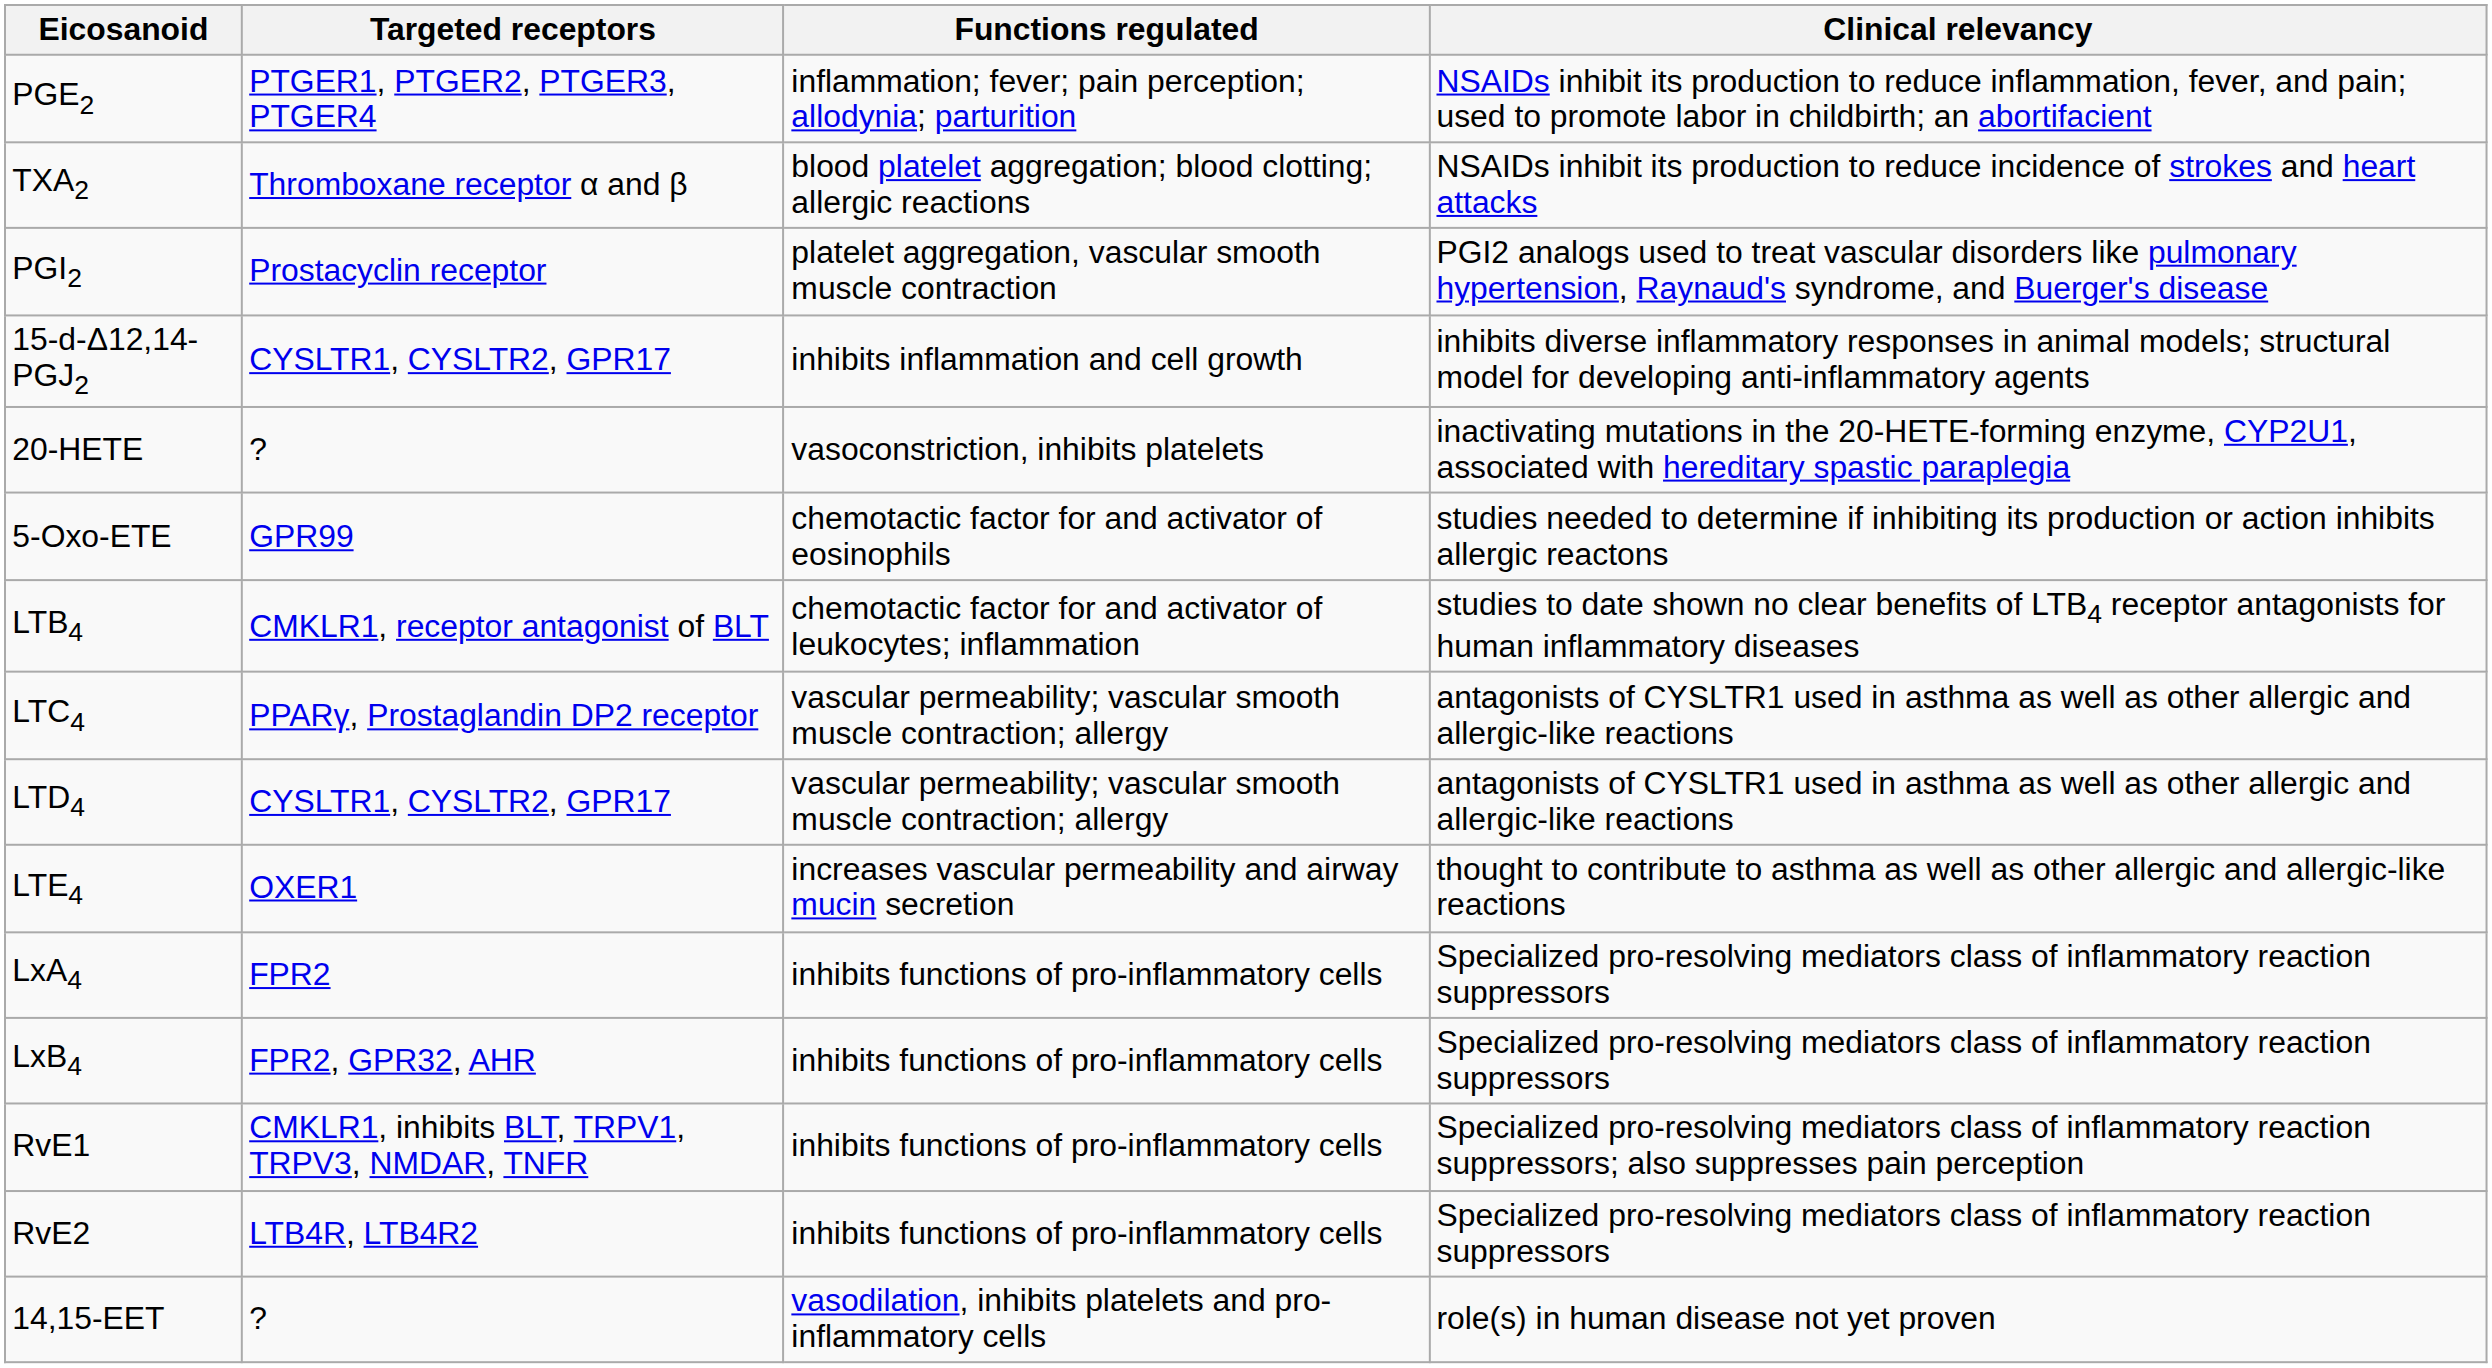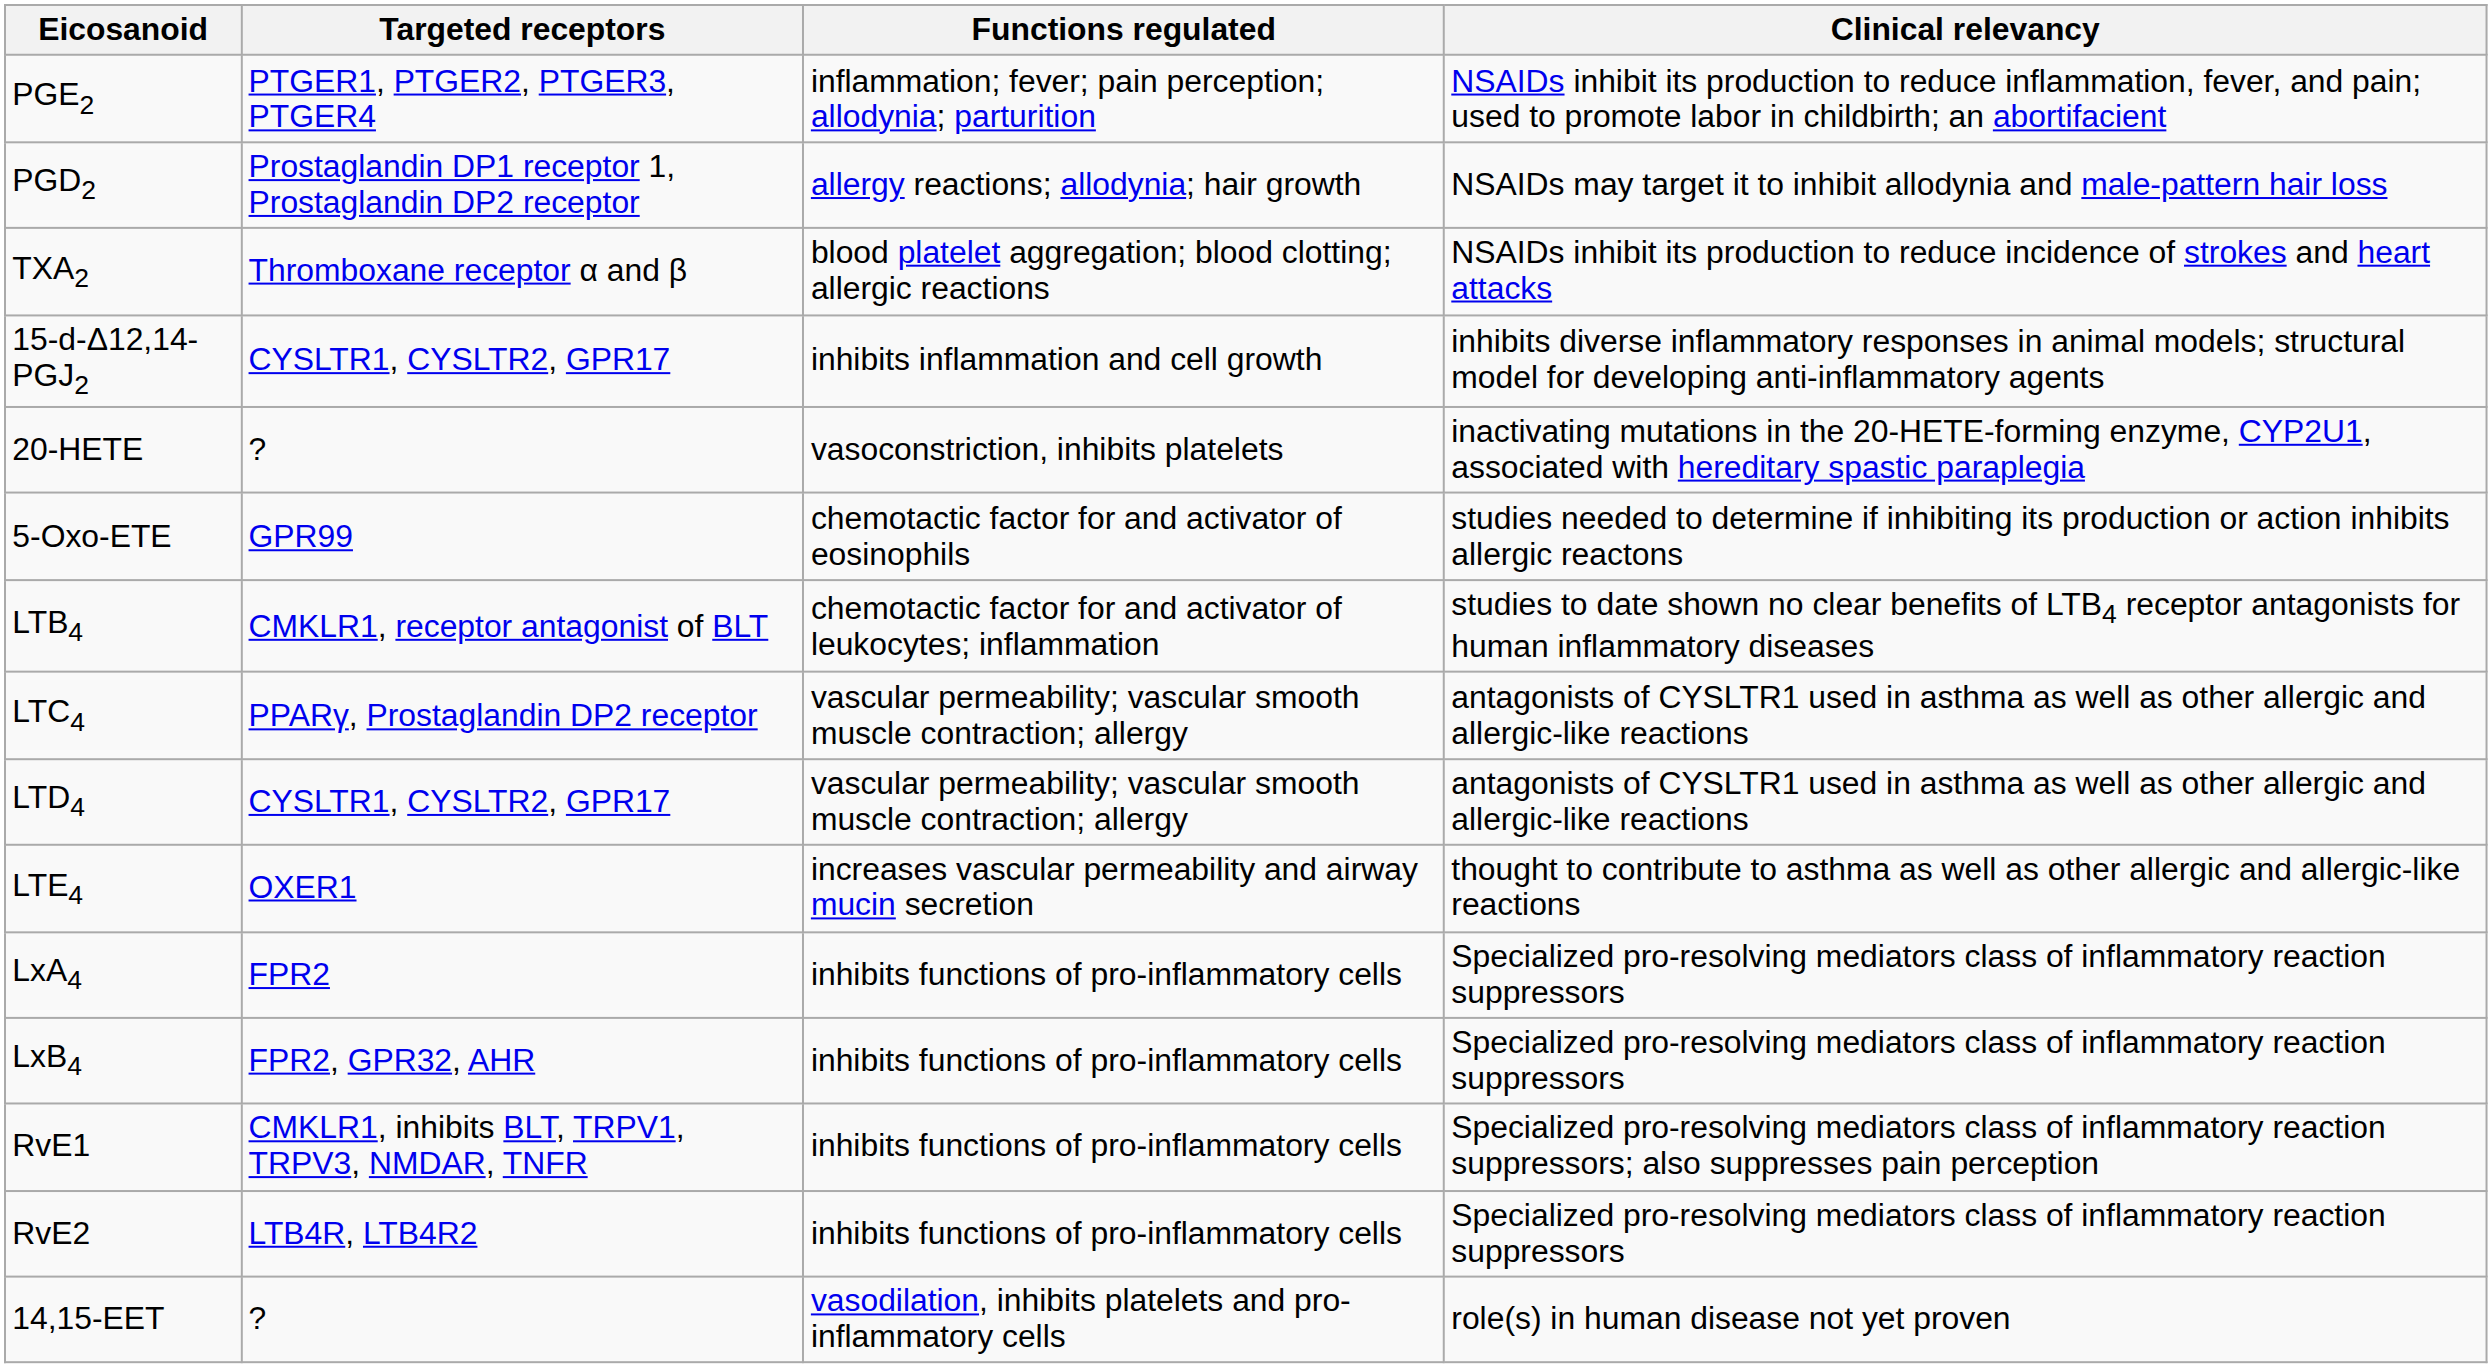+ row: (54, 185)
- row: (47, 271)
